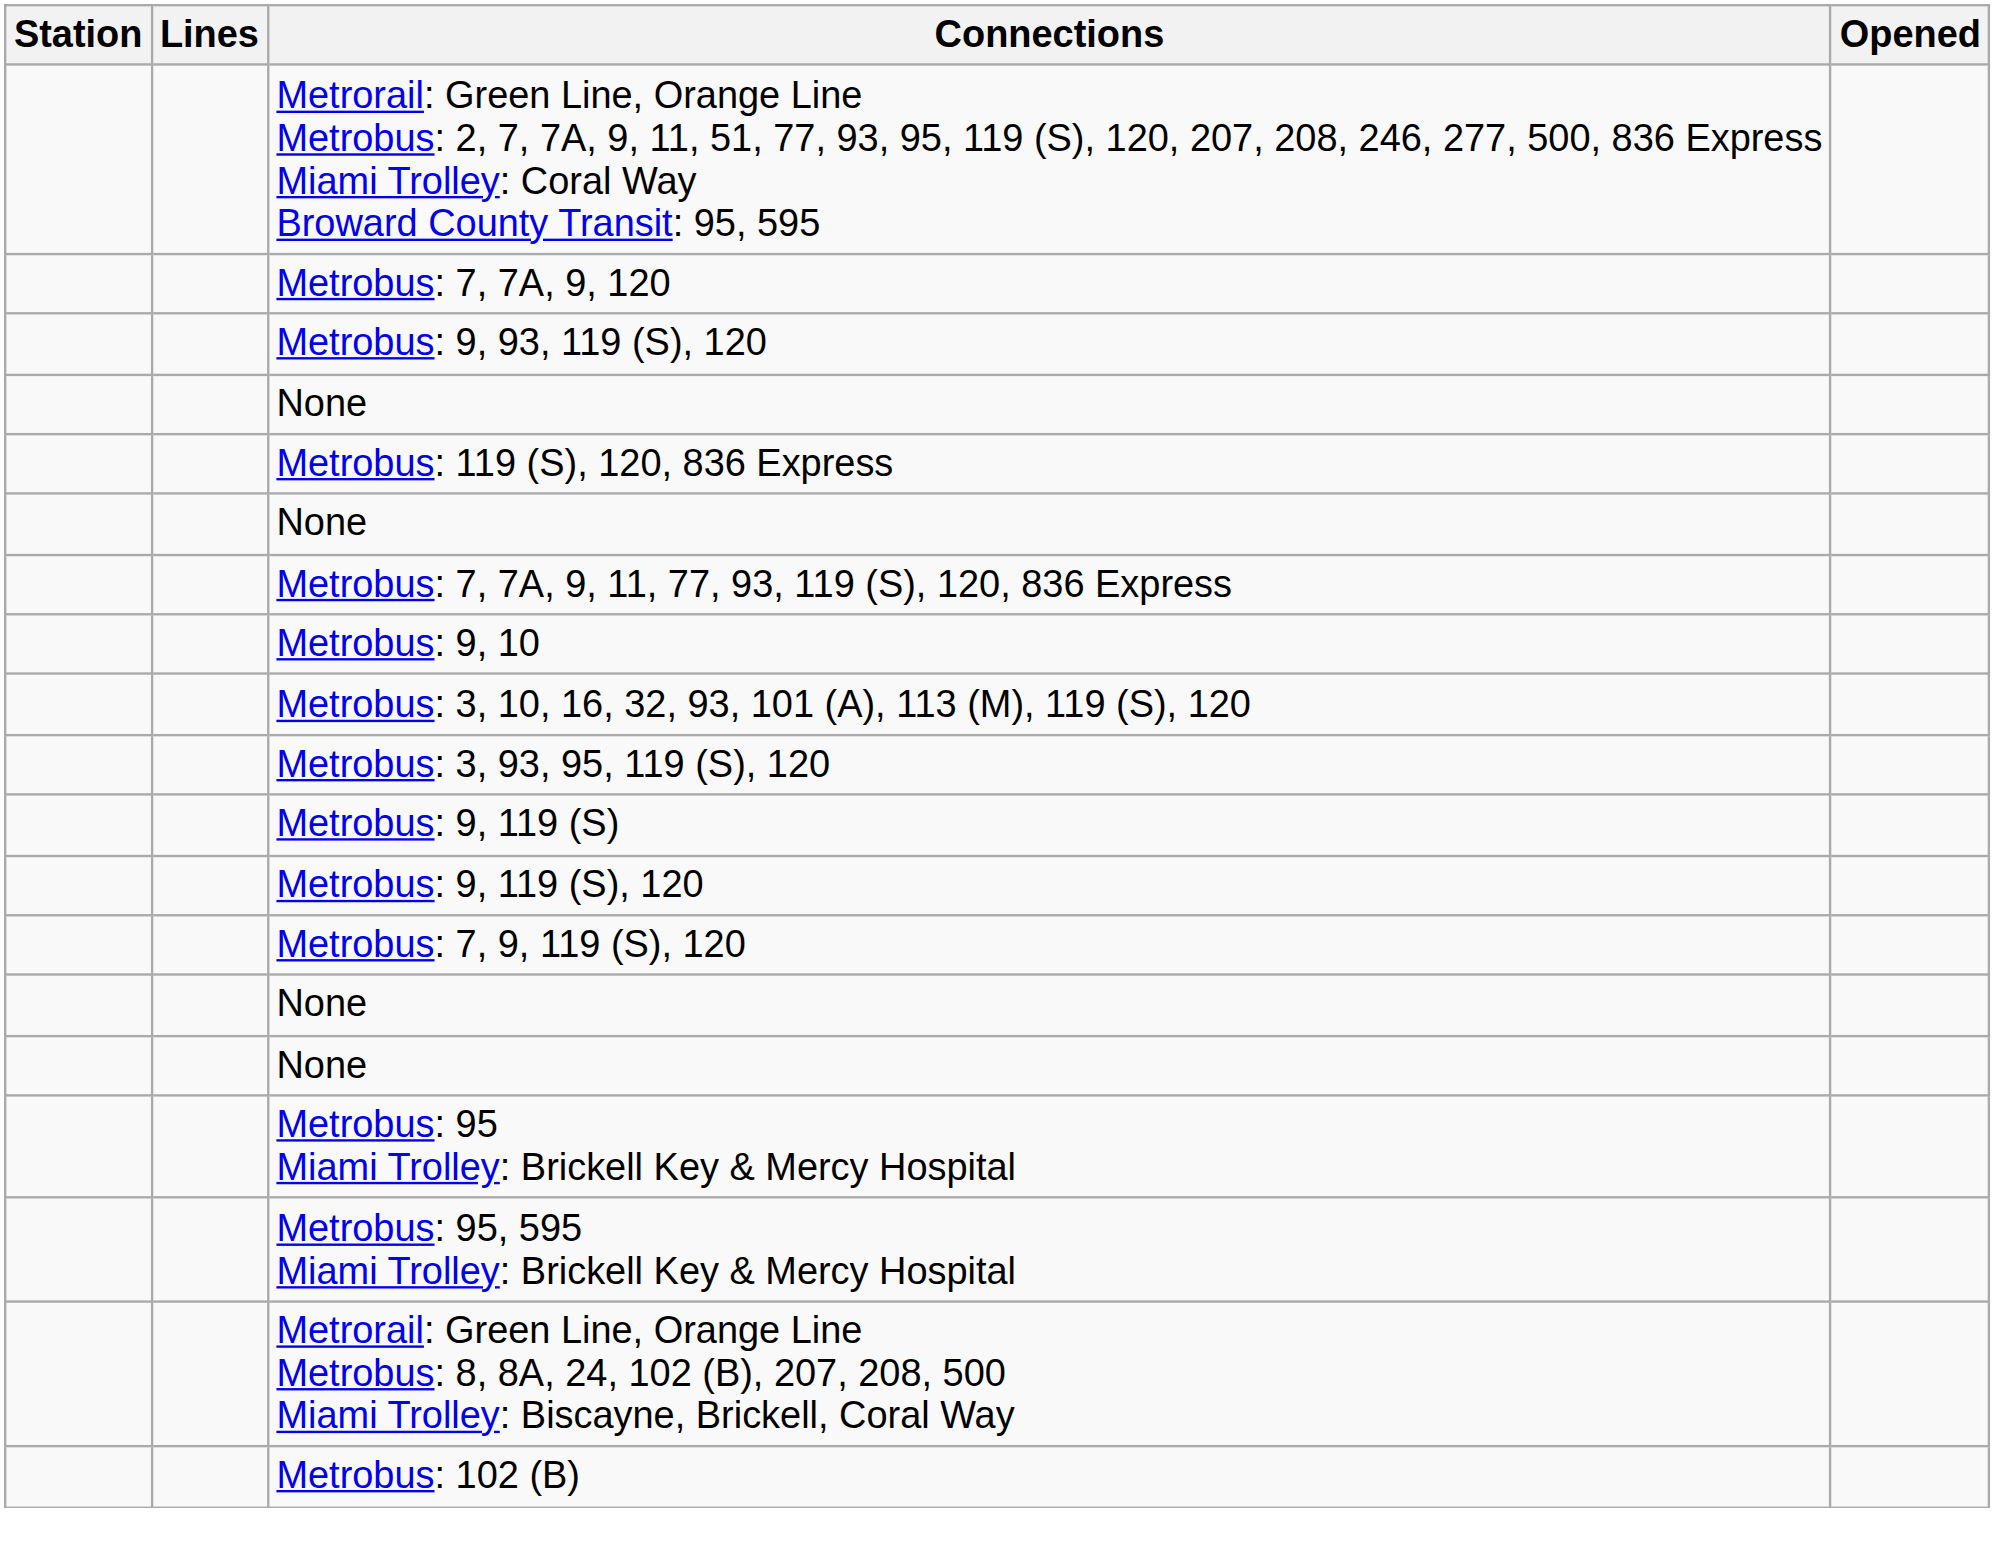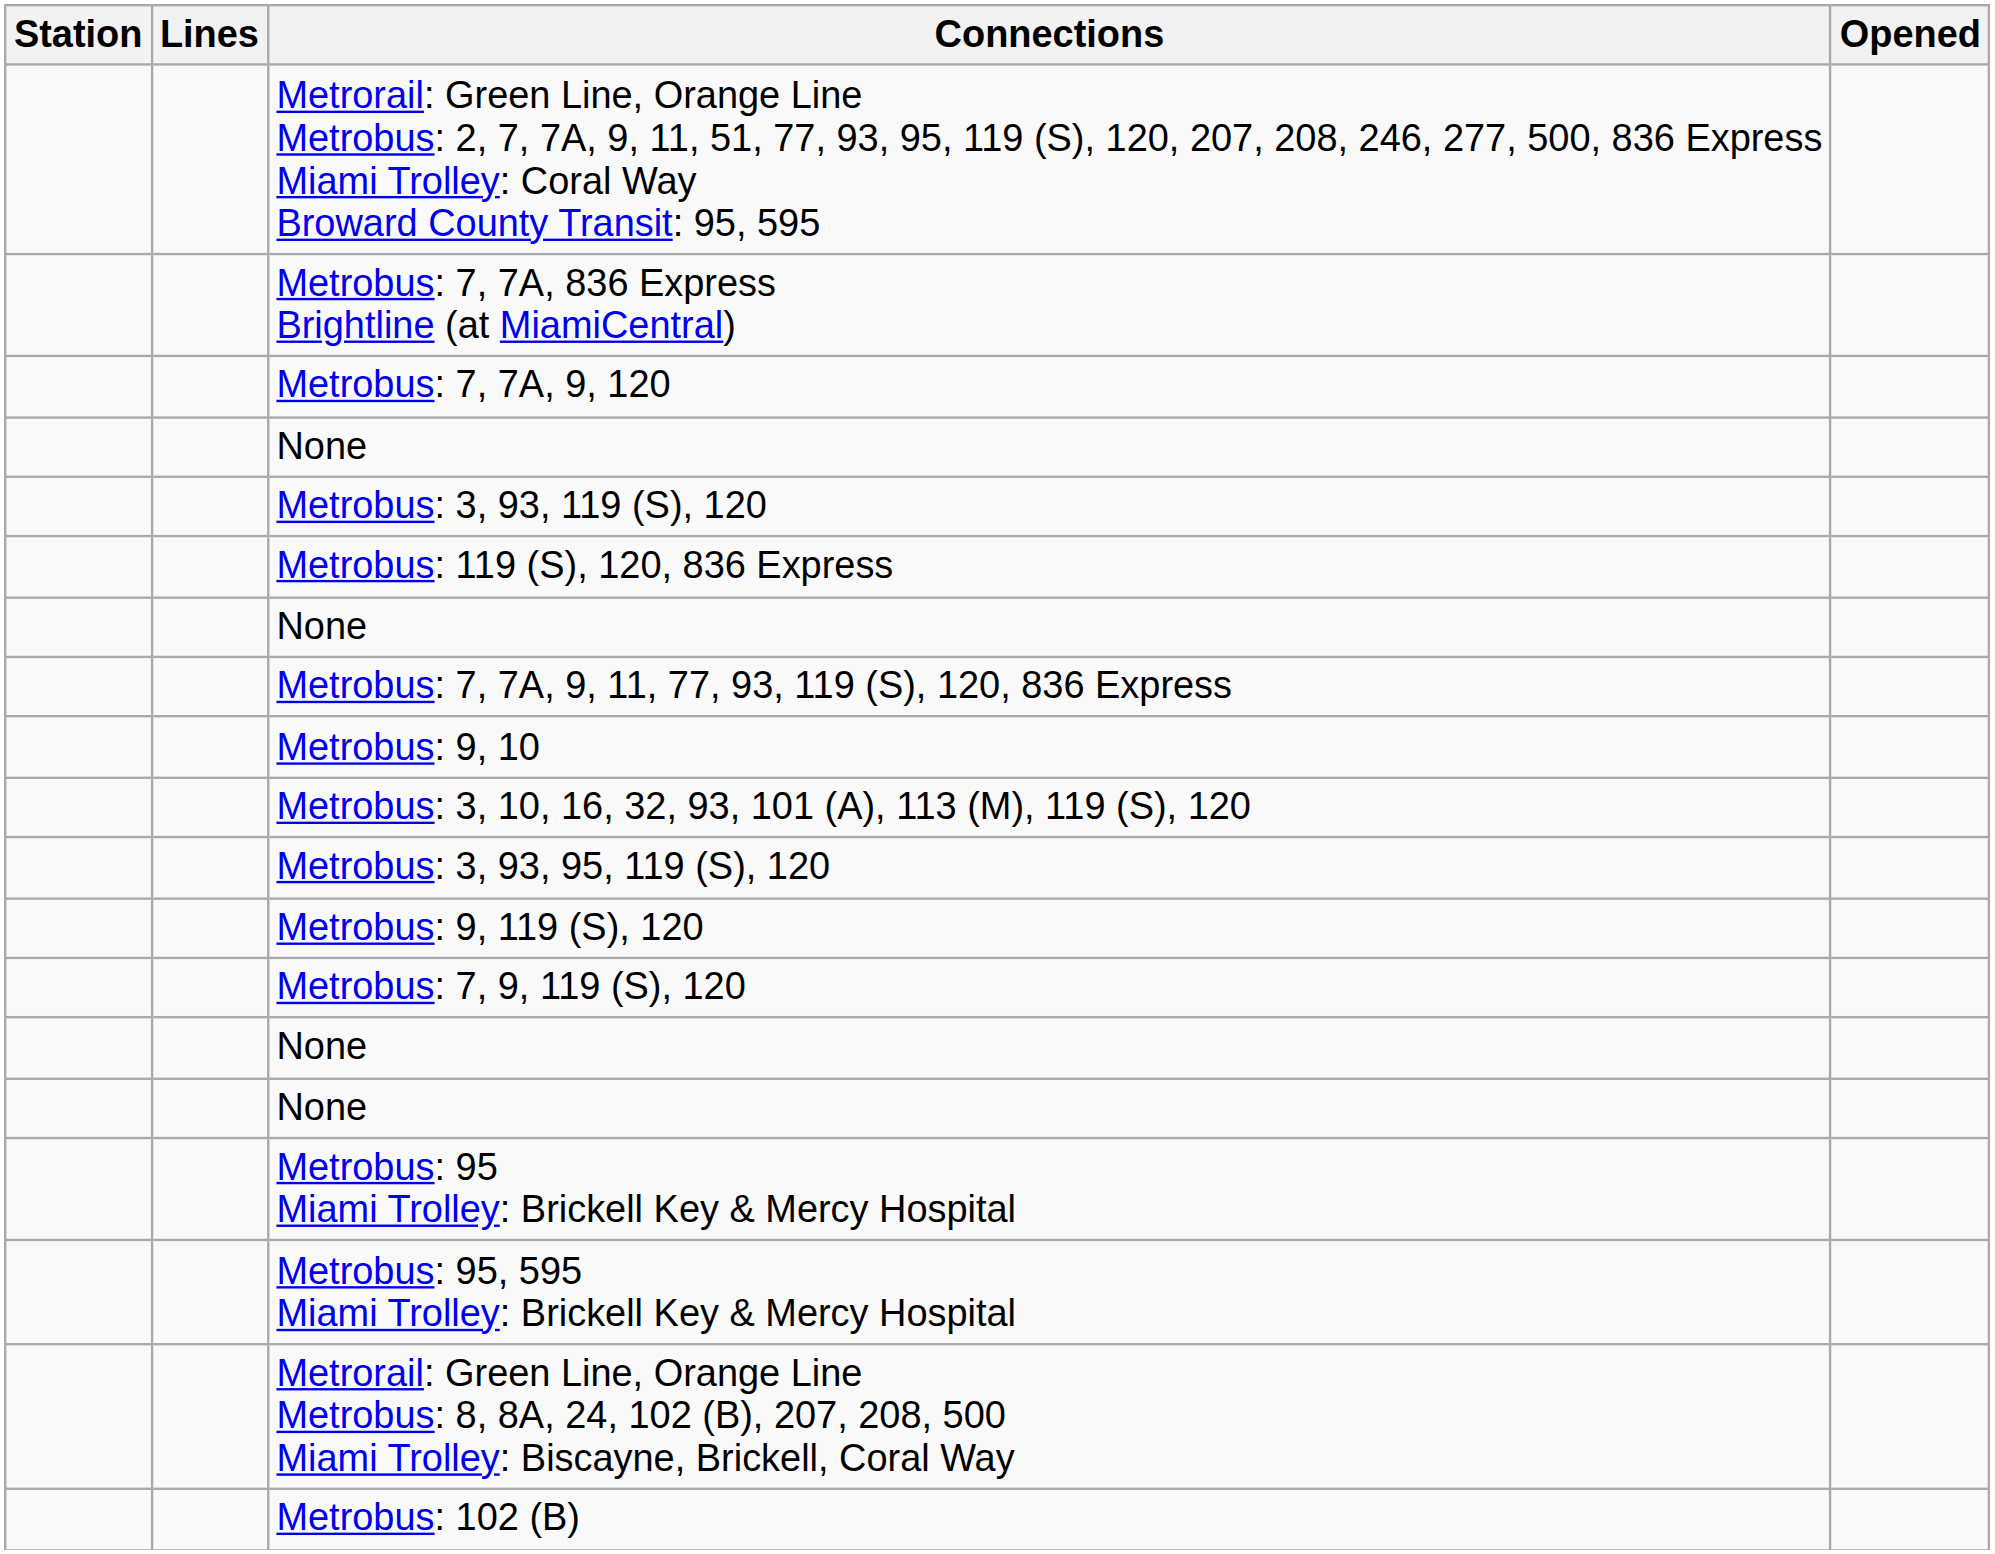+ row: (78, 305)
- row: (78, 344)
+ row: (78, 507)
- row: (78, 825)
